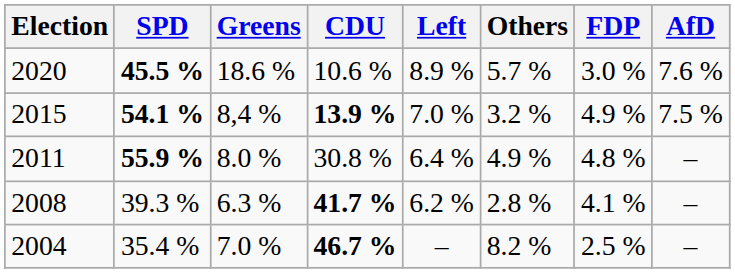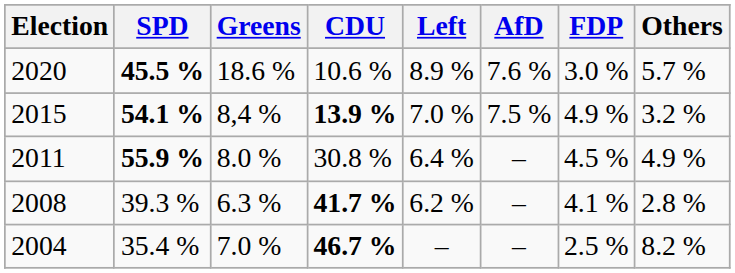columns swapped: (691, 26) <-> (527, 26)
(613, 158) 4.8 % -> (596, 158) 4.5 %
